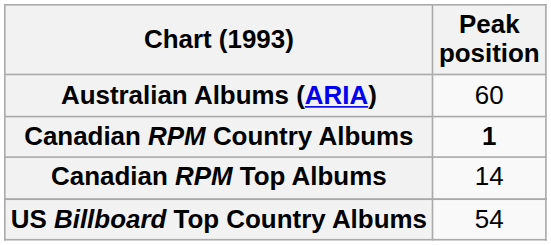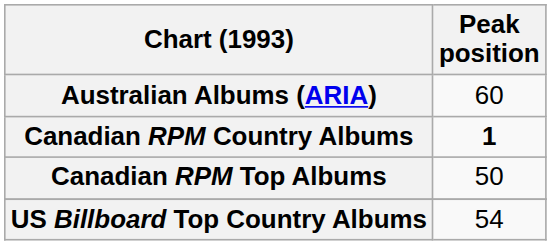(489, 177) 14 -> (489, 177) 50
